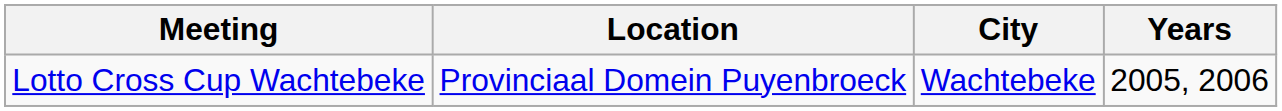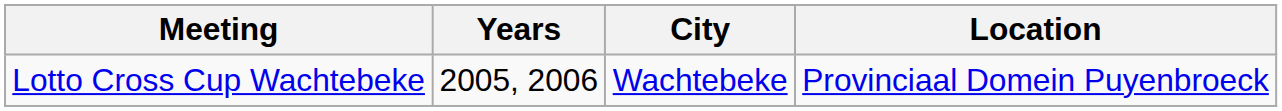columns swapped: (673, 29) <-> (1190, 29)
